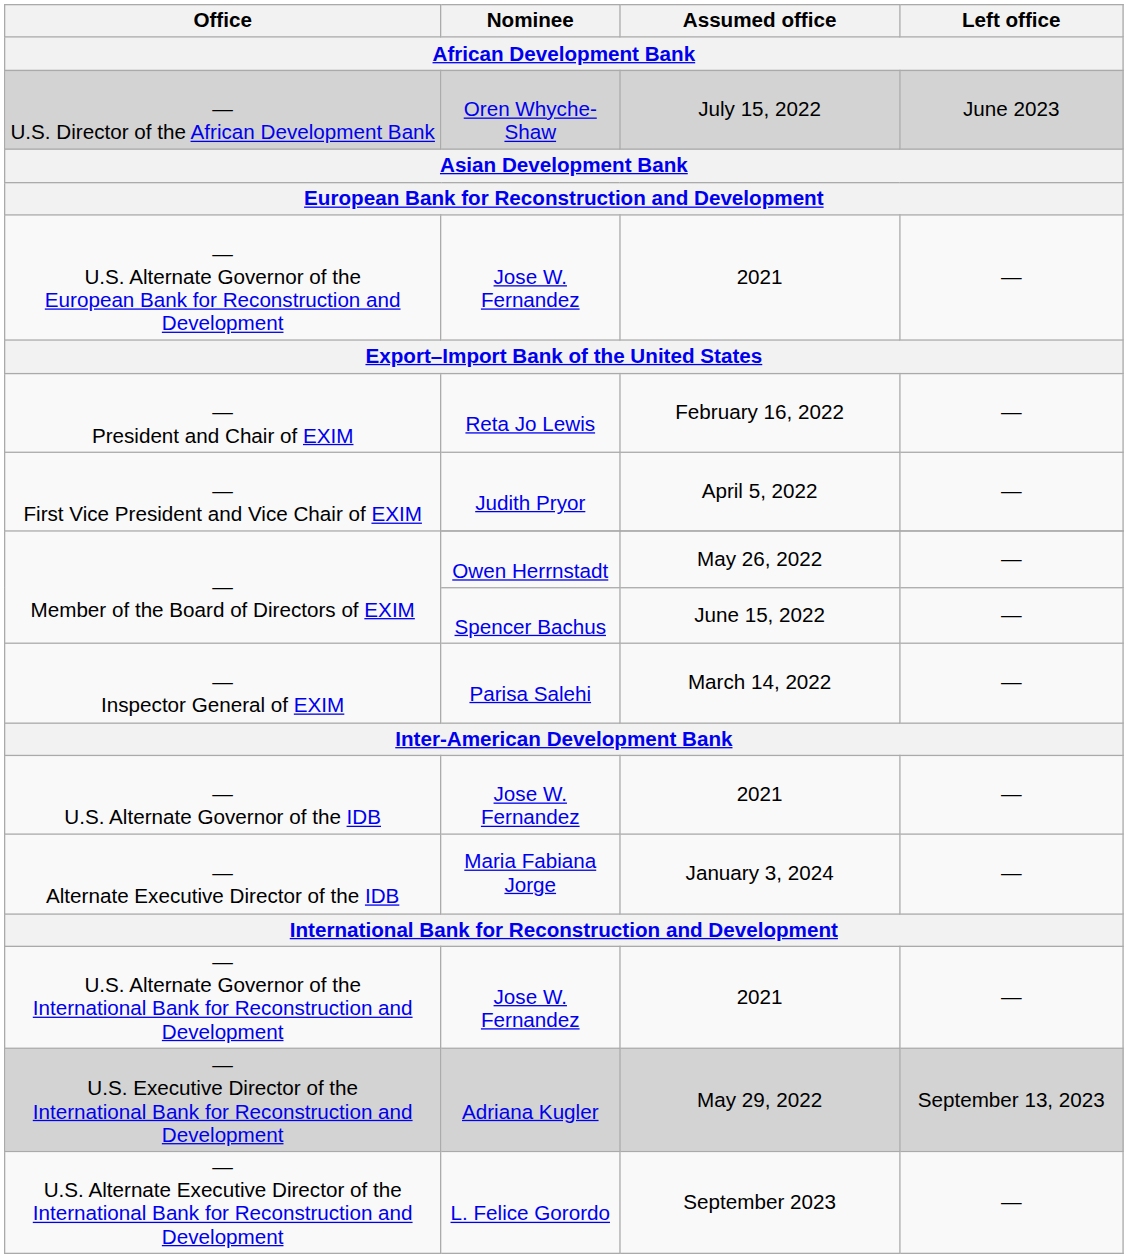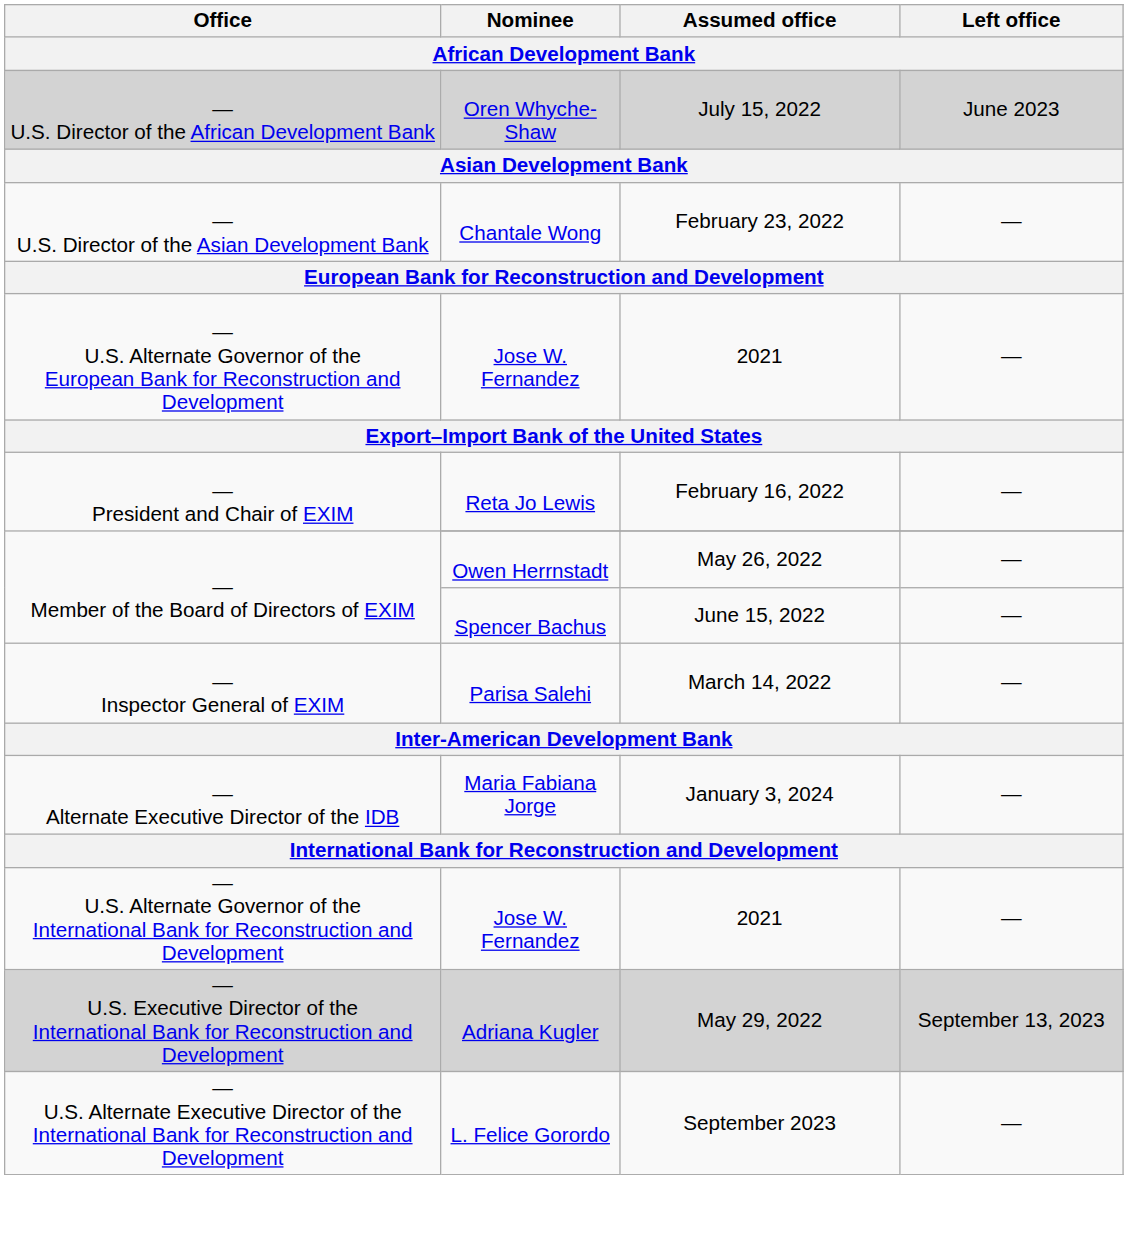+ row: (223, 233)
- row: (223, 503)
- row: (223, 806)
